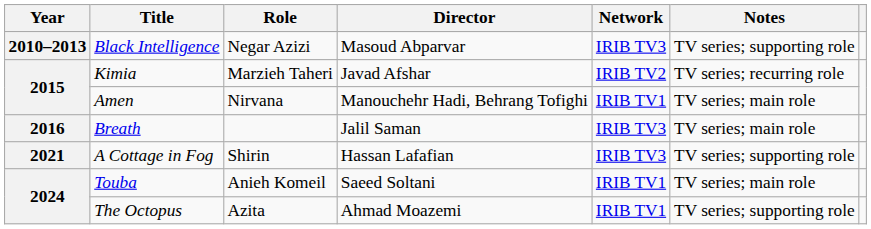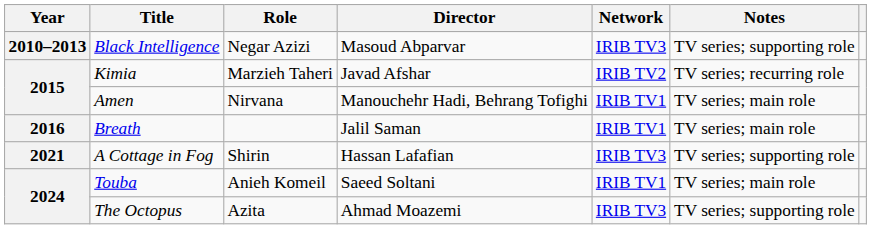(631, 127) IRIB TV3 -> (631, 127) IRIB TV1
(631, 210) IRIB TV1 -> (631, 210) IRIB TV3
